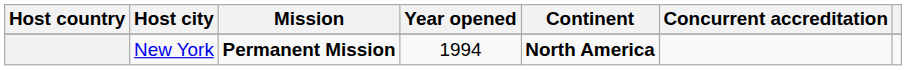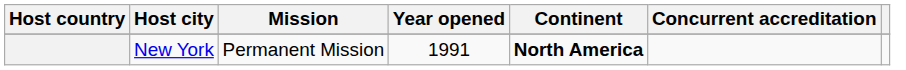(309, 49) bold -> (303, 49) normal
(460, 49) 1994 -> (449, 49) 1991
